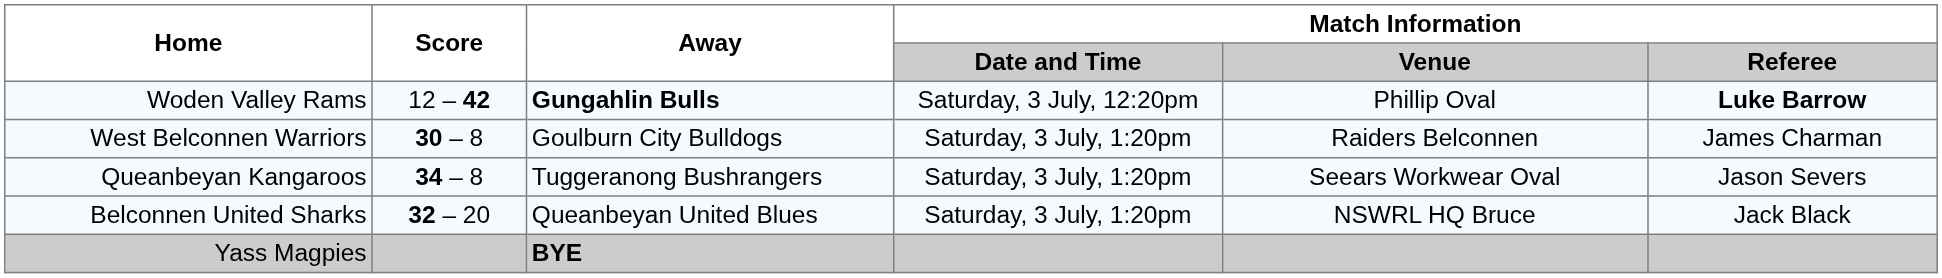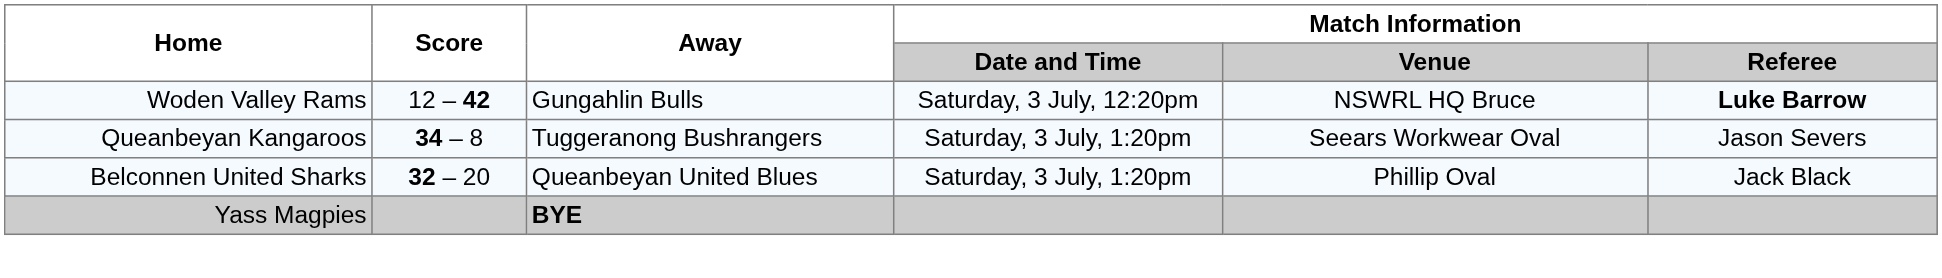(626, 100) bold -> (618, 100) normal
(1435, 100) Phillip Oval -> (1435, 100) NSWRL HQ Bruce
- row: (228, 138)
(1435, 214) NSWRL HQ Bruce -> (1435, 176) Phillip Oval
